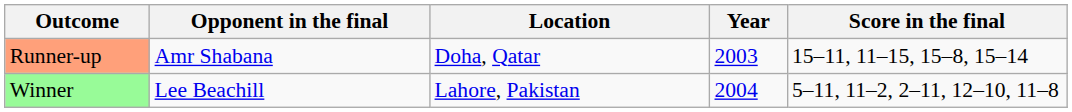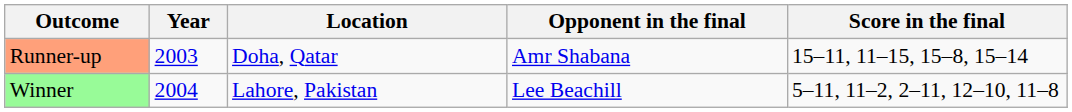columns swapped: (748, 21) <-> (290, 21)
